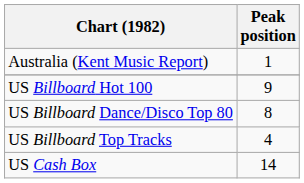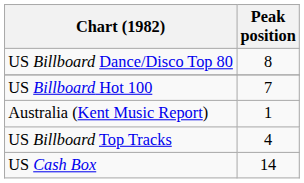rows swapped: (108, 61) <-> (121, 113)
(268, 87) 9 -> (268, 87) 7
